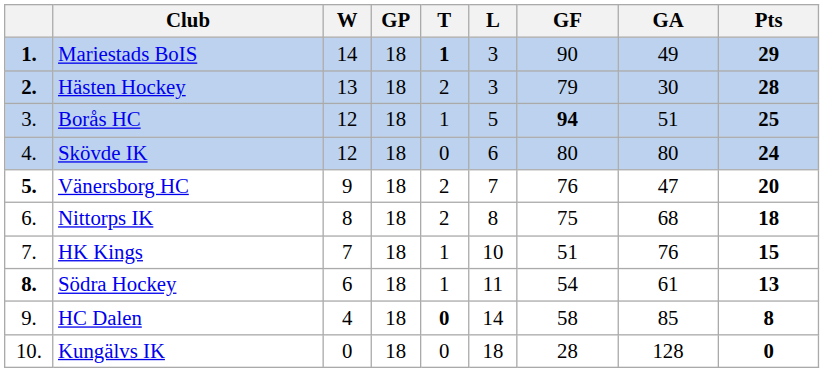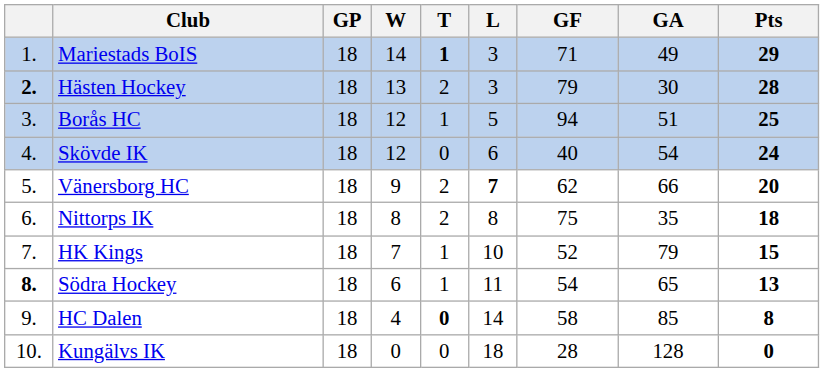columns swapped: (396, 20) <-> (347, 20)
(29, 53) bold -> (29, 53) normal
(567, 53) 90 -> (567, 53) 71
(567, 119) bold -> (567, 119) normal
(567, 152) 80 -> (567, 152) 40
(668, 152) 80 -> (668, 152) 54
(29, 185) bold -> (29, 185) normal
(493, 185) normal -> (493, 185) bold
(567, 185) 76 -> (567, 185) 62
(668, 185) 47 -> (668, 185) 66
(668, 218) 68 -> (668, 218) 35
(567, 251) 51 -> (567, 251) 52
(668, 251) 76 -> (668, 251) 79
(668, 284) 61 -> (668, 284) 65
